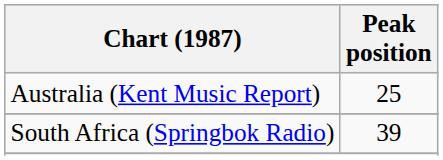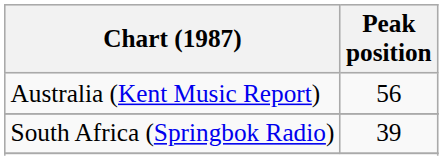(389, 93) 25 -> (389, 93) 56
